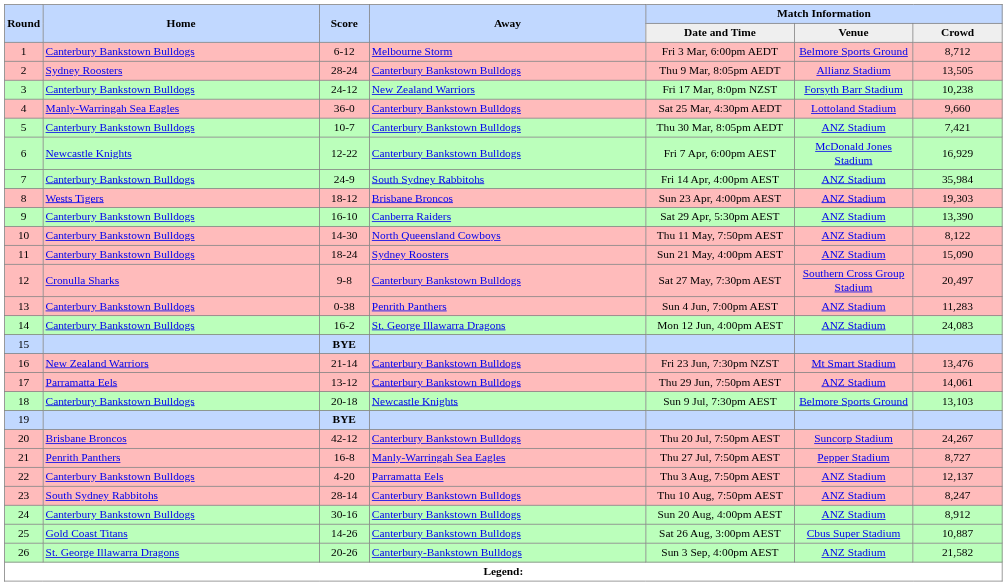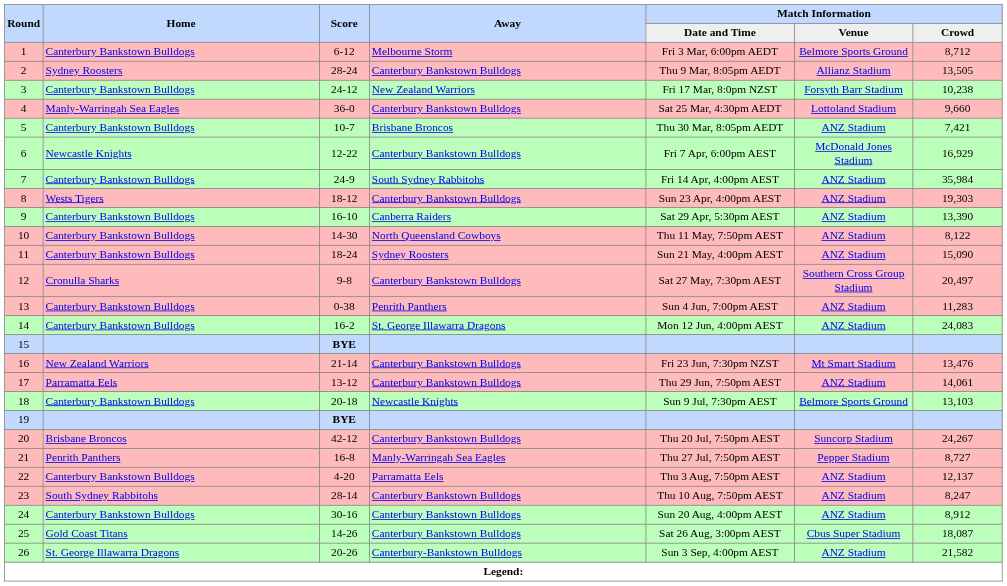(446, 127) Canterbury Bankstown Bulldogs -> (412, 127) Brisbane Broncos
(412, 198) Brisbane Broncos -> (446, 198) Canterbury Bankstown Bulldogs
(958, 533) 10,887 -> (958, 533) 18,087
